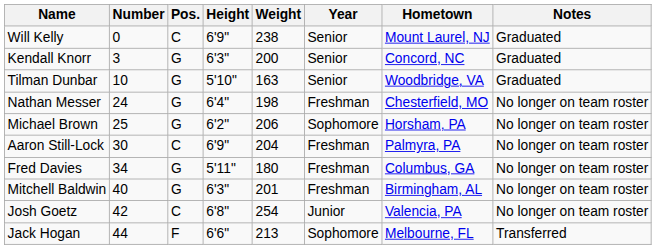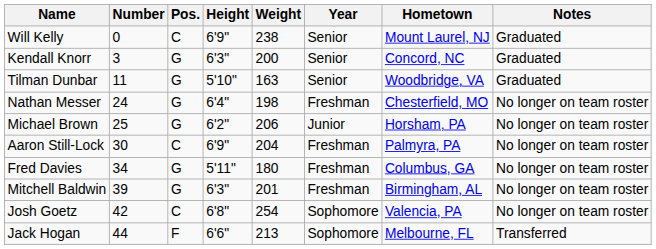(120, 80) 10 -> (120, 80) 11
(343, 124) Sophomore -> (326, 124) Junior
(120, 189) 40 -> (120, 189) 39
(326, 211) Junior -> (343, 211) Sophomore
